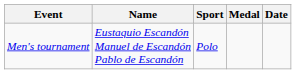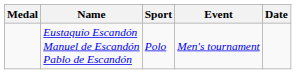columns swapped: (244, 14) <-> (48, 14)
